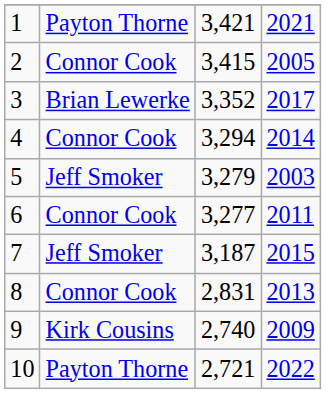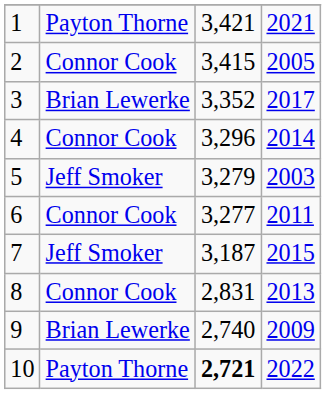(228, 138) 3,294 -> (228, 138) 3,296
(110, 330) Kirk Cousins -> (118, 330) Brian Lewerke
(228, 368) normal -> (228, 368) bold
